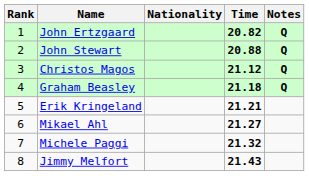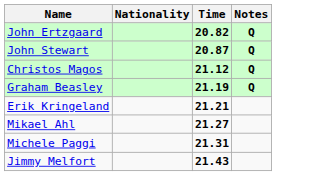- column: (21, 14)
(245, 51) 20.88 -> (212, 51) 20.87
(245, 87) 21.18 -> (212, 87) 21.19
(245, 143) 21.32 -> (212, 143) 21.31
